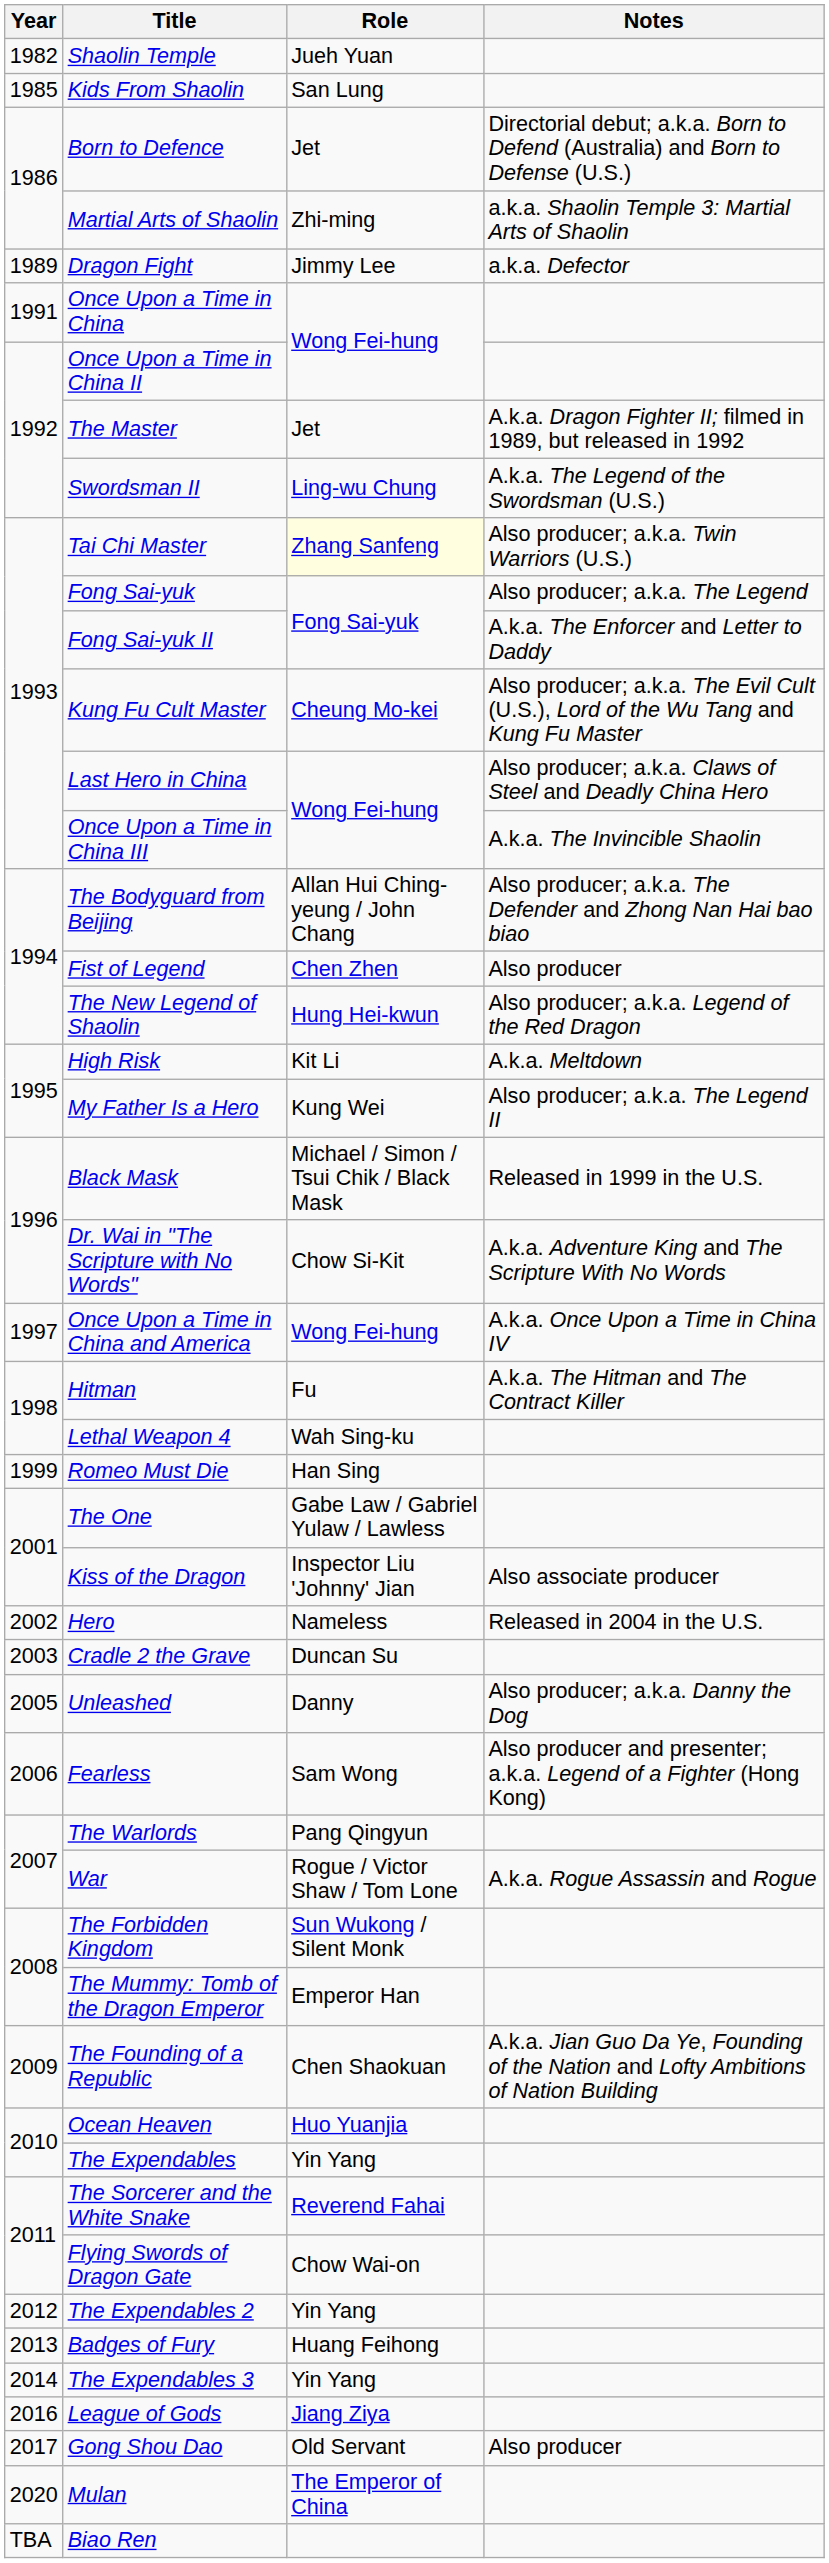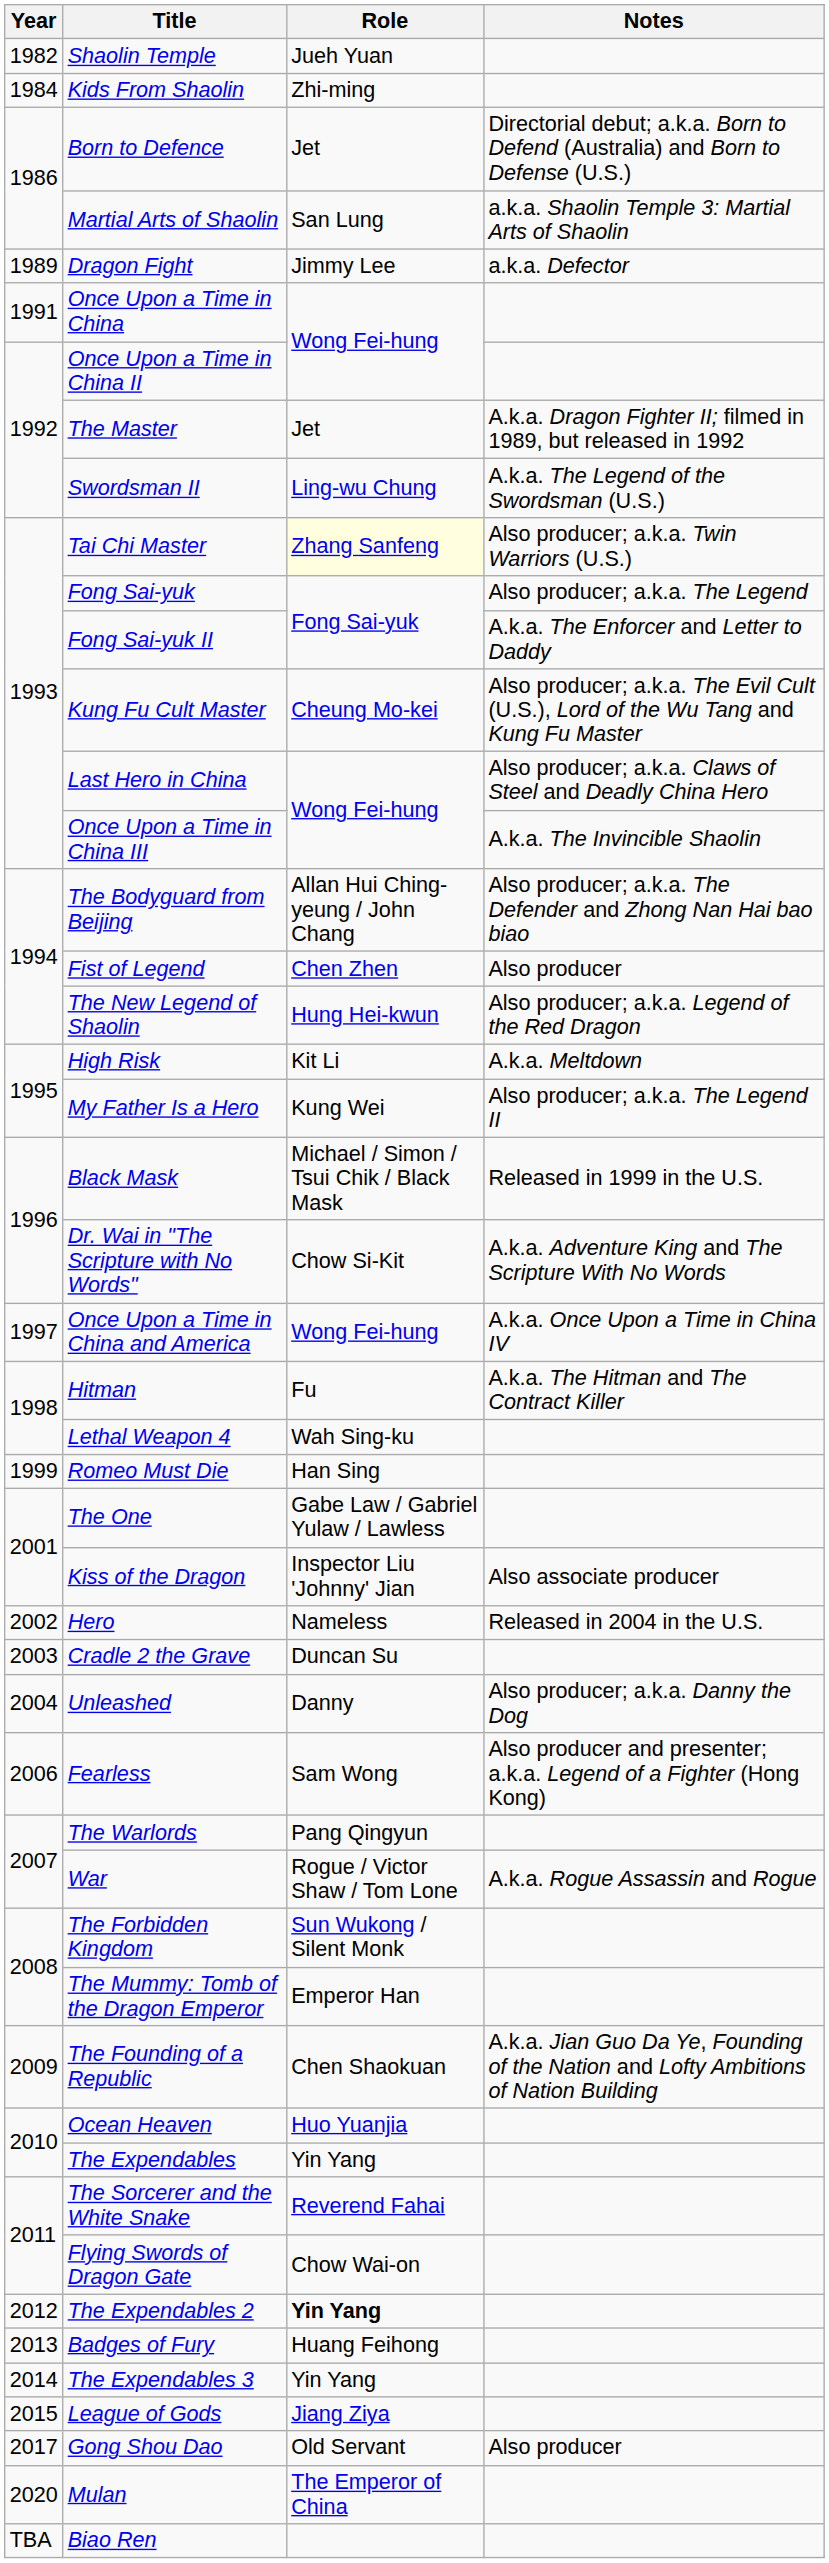(34, 90) 1985 -> (34, 90) 1984
(337, 90) San Lung -> (333, 90) Zhi-ming
(333, 219) Zhi-ming -> (337, 219) San Lung
(34, 1703) 2005 -> (34, 1703) 2004
(334, 2310) normal -> (336, 2310) bold
(34, 2413) 2016 -> (34, 2413) 2015
